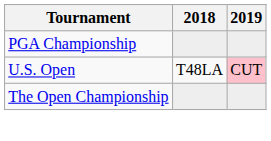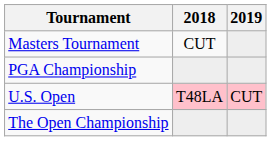+ row: (74, 44)
(199, 70) no background -> (199, 96) pink background
